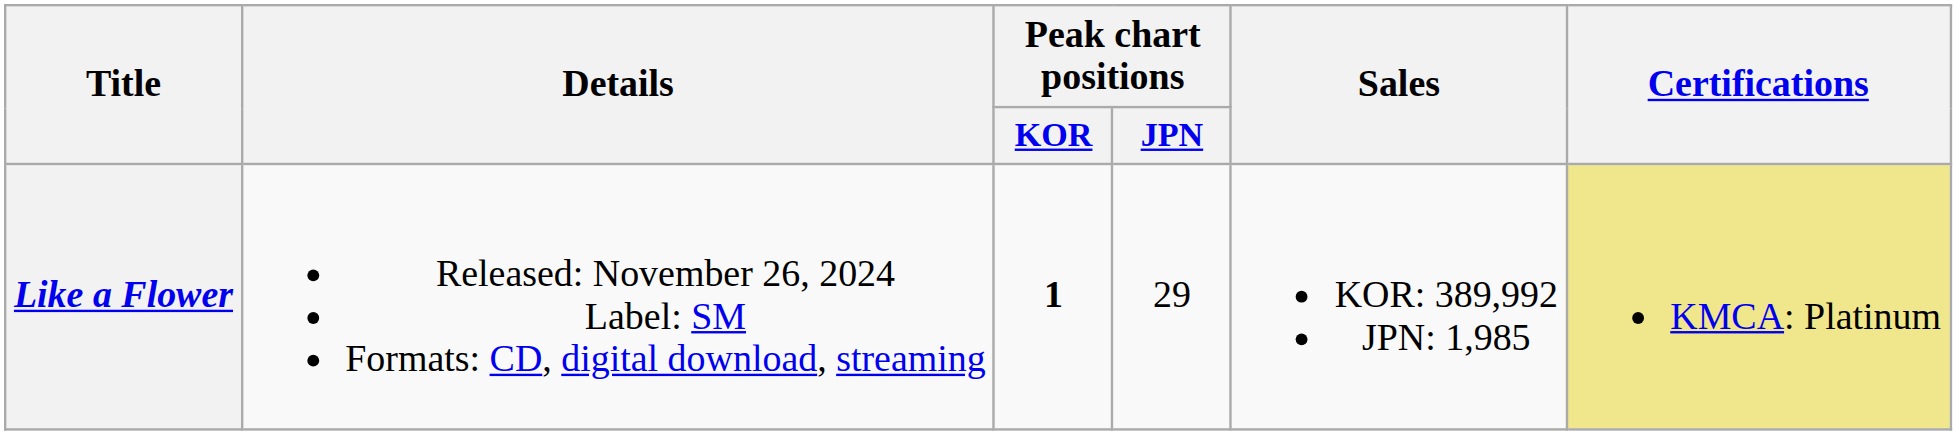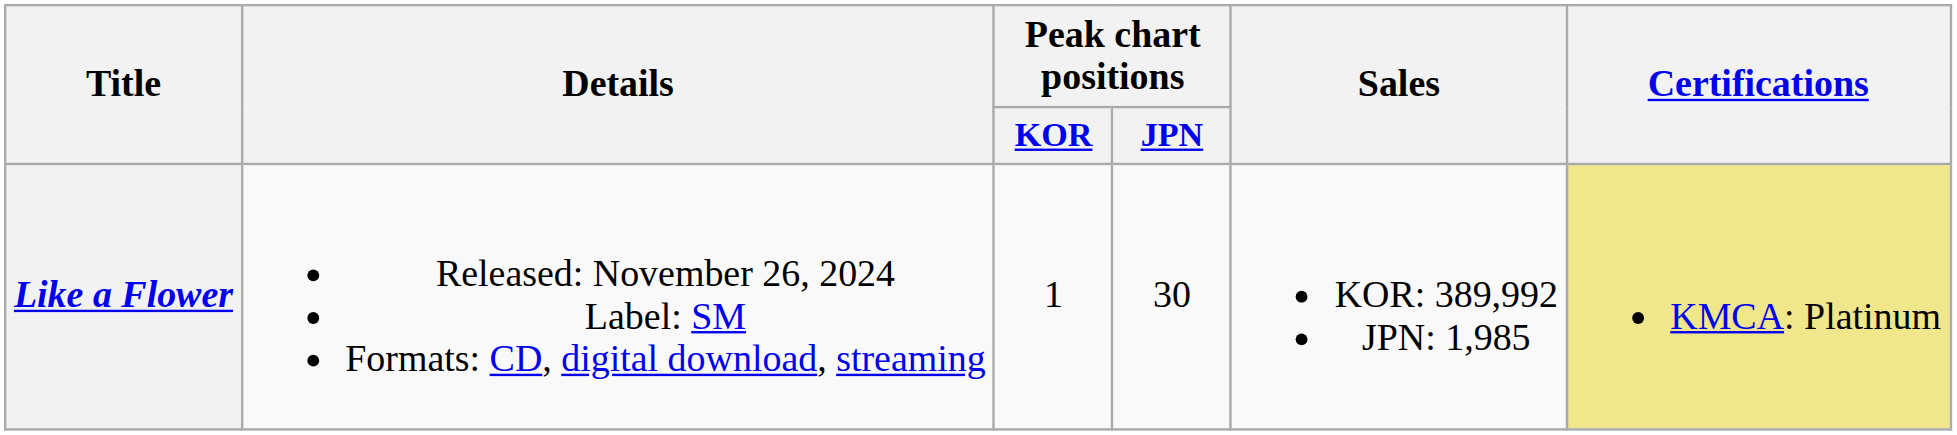(1054, 295) bold -> (1054, 295) normal
(1172, 295) 29 -> (1172, 295) 30
